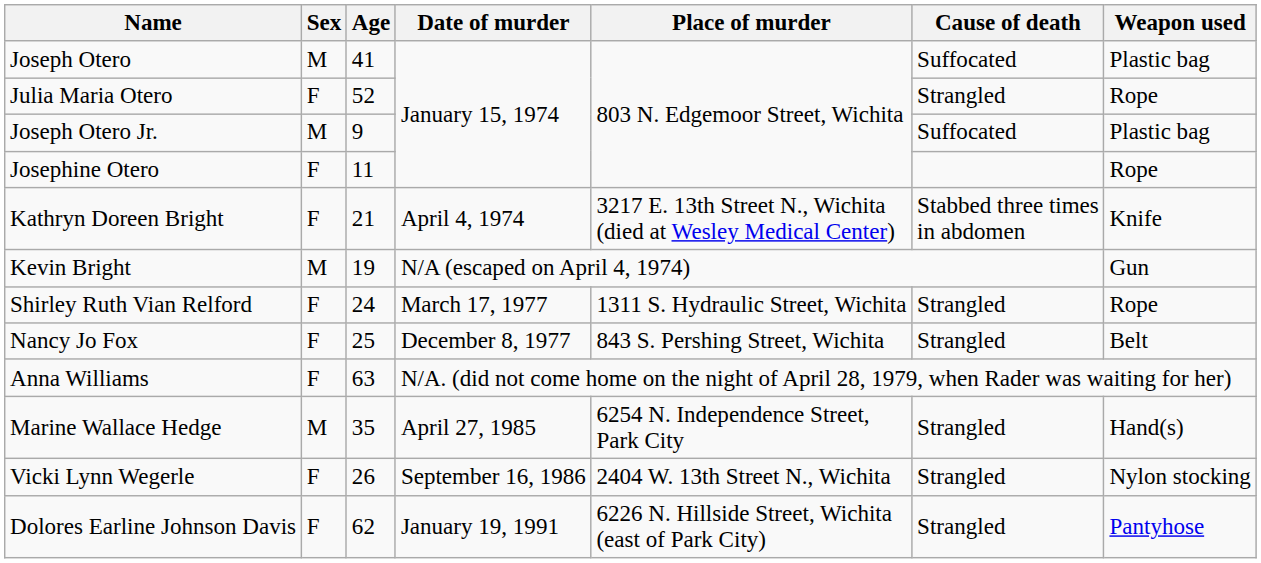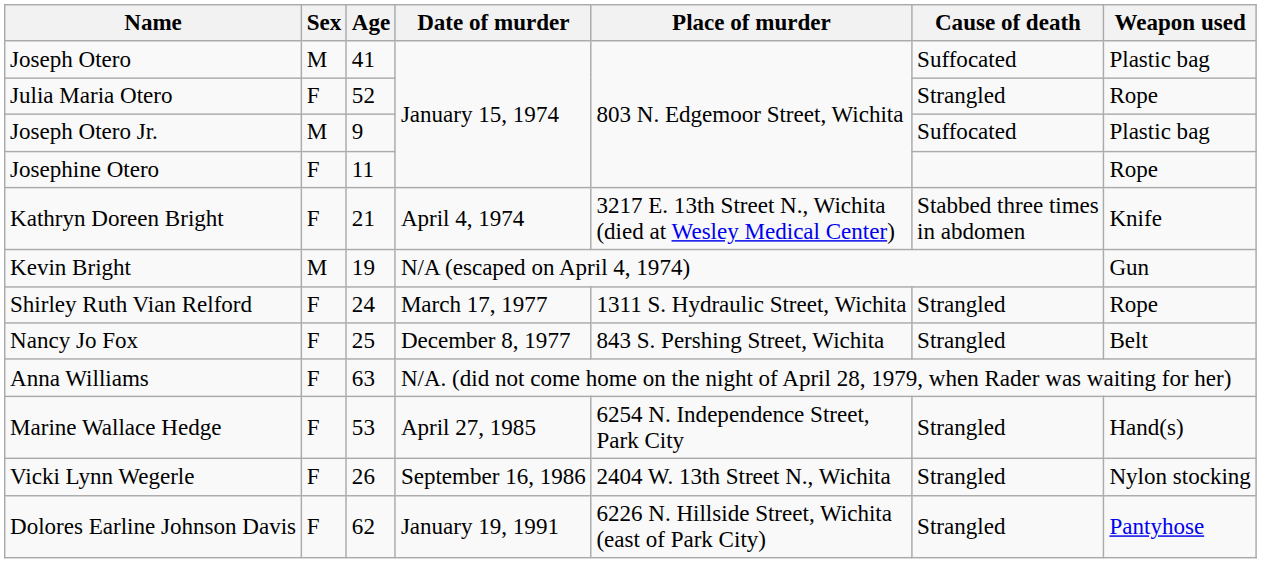(317, 427) M -> (313, 427) F
(363, 427) 35 -> (363, 427) 53
